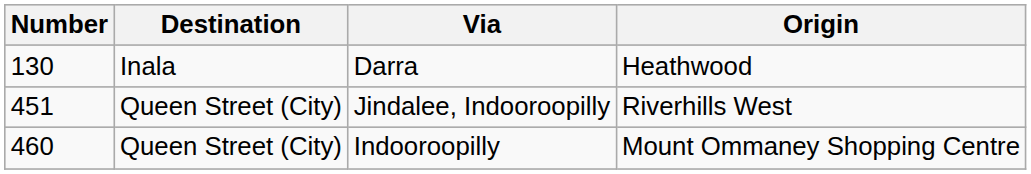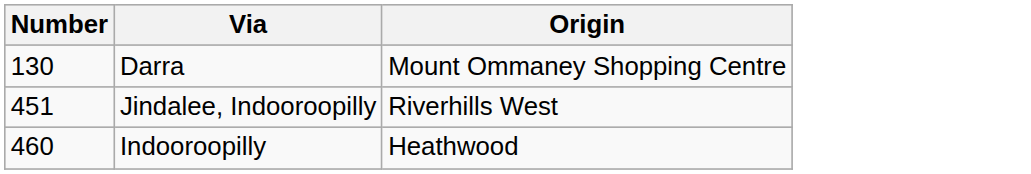- column: (231, 24)
(687, 65) Heathwood -> (587, 65) Mount Ommaney Shopping Centre
(821, 147) Mount Ommaney Shopping Centre -> (453, 147) Heathwood
